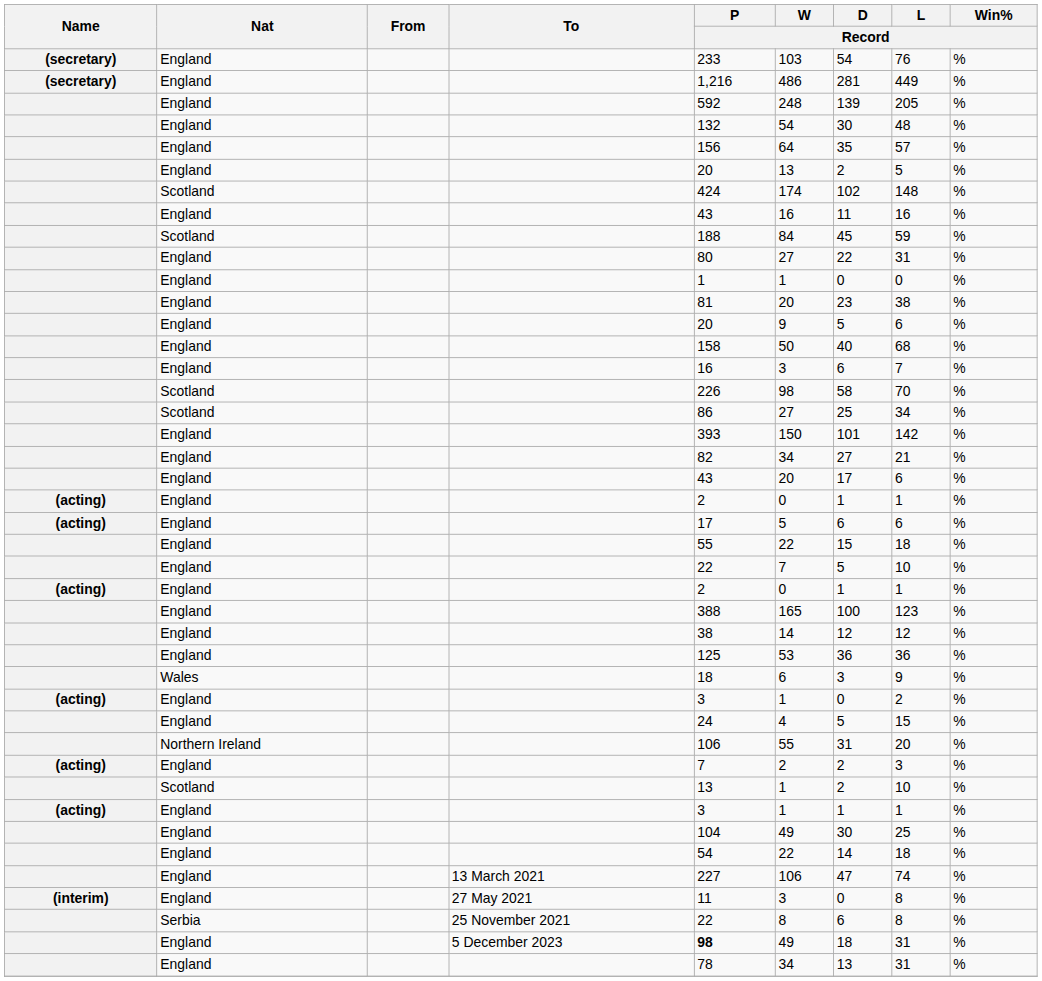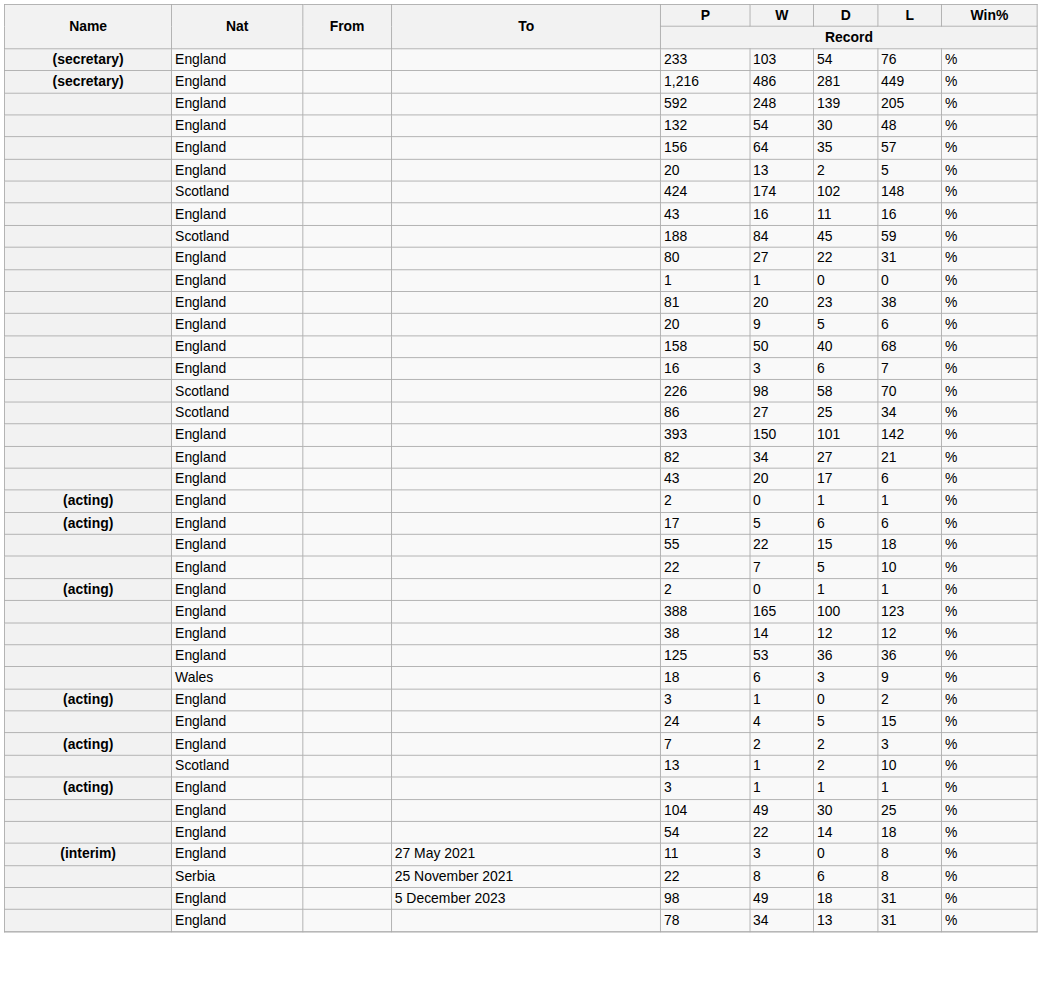- row: (211, 744)
- row: (186, 876)
(705, 942) bold -> (672, 898) normal
